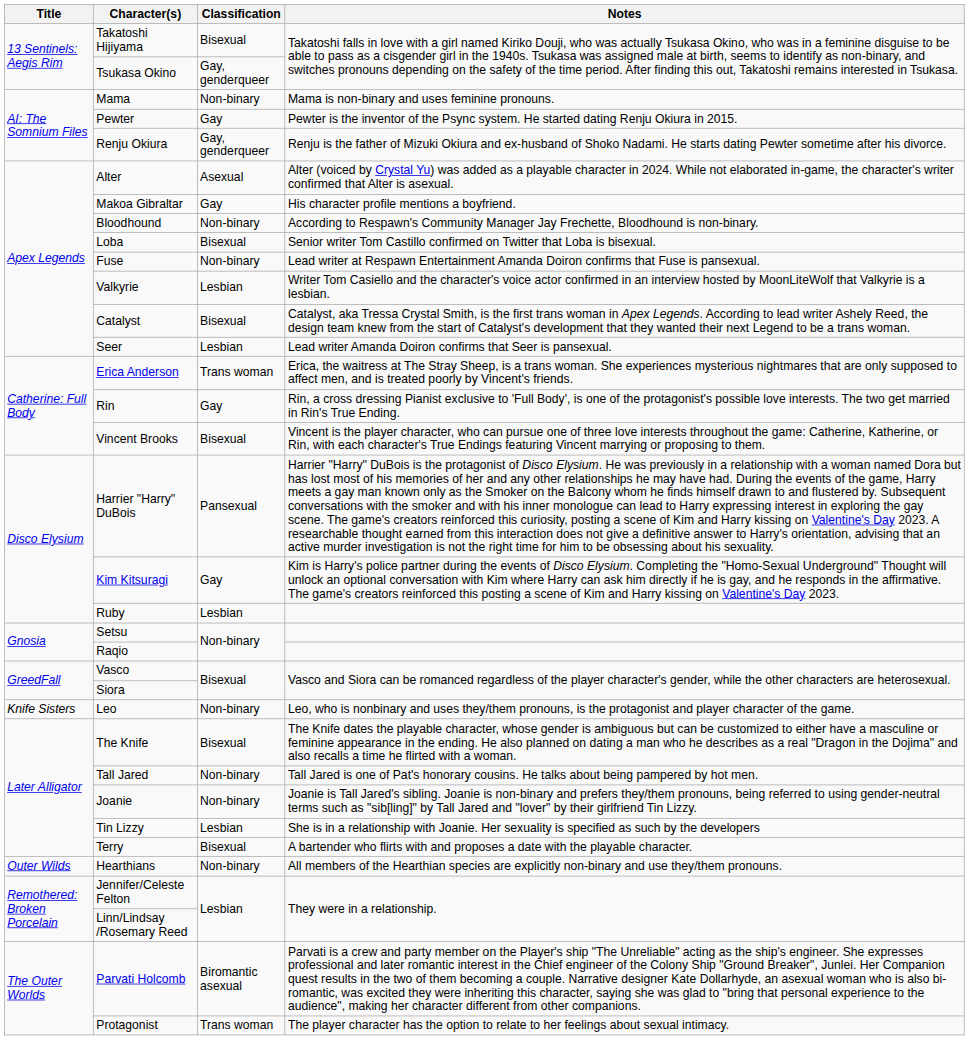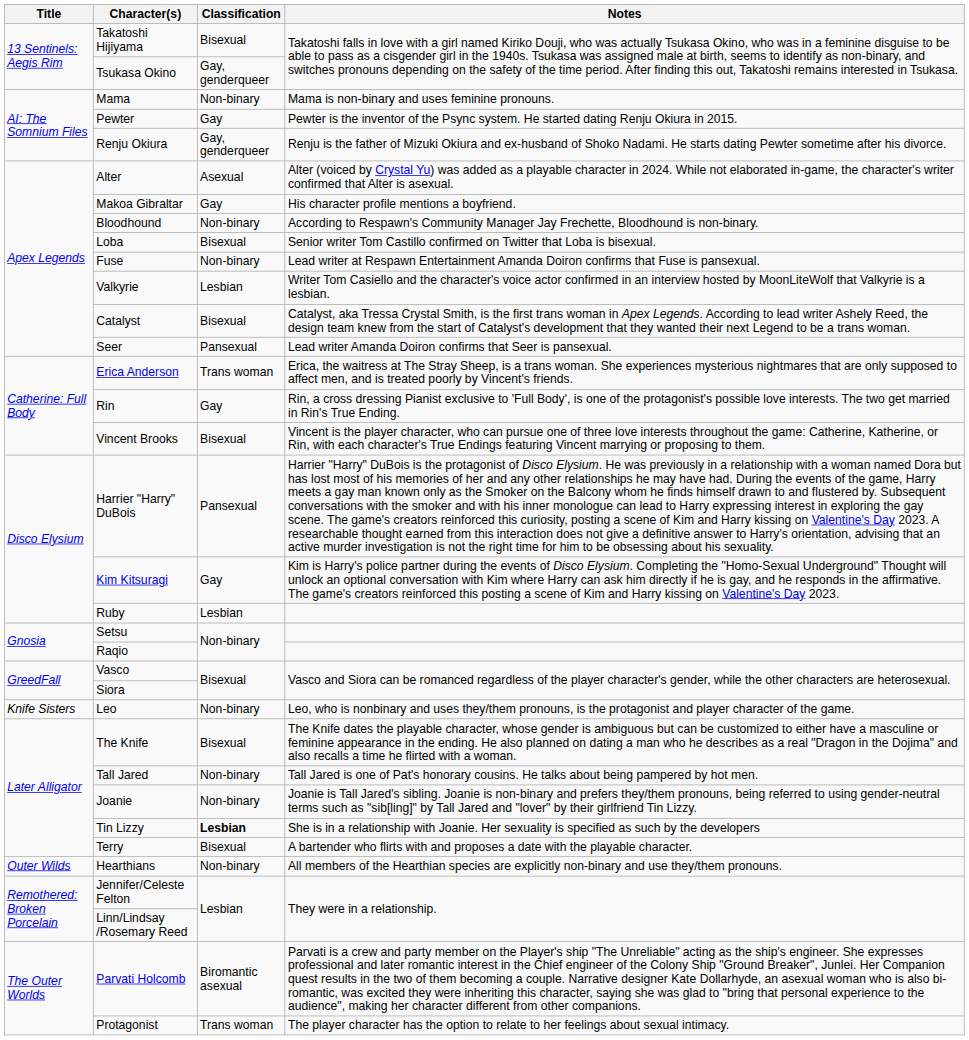(221, 346) Lesbian -> (228, 346) Pansexual
(221, 827) normal -> (223, 827) bold
